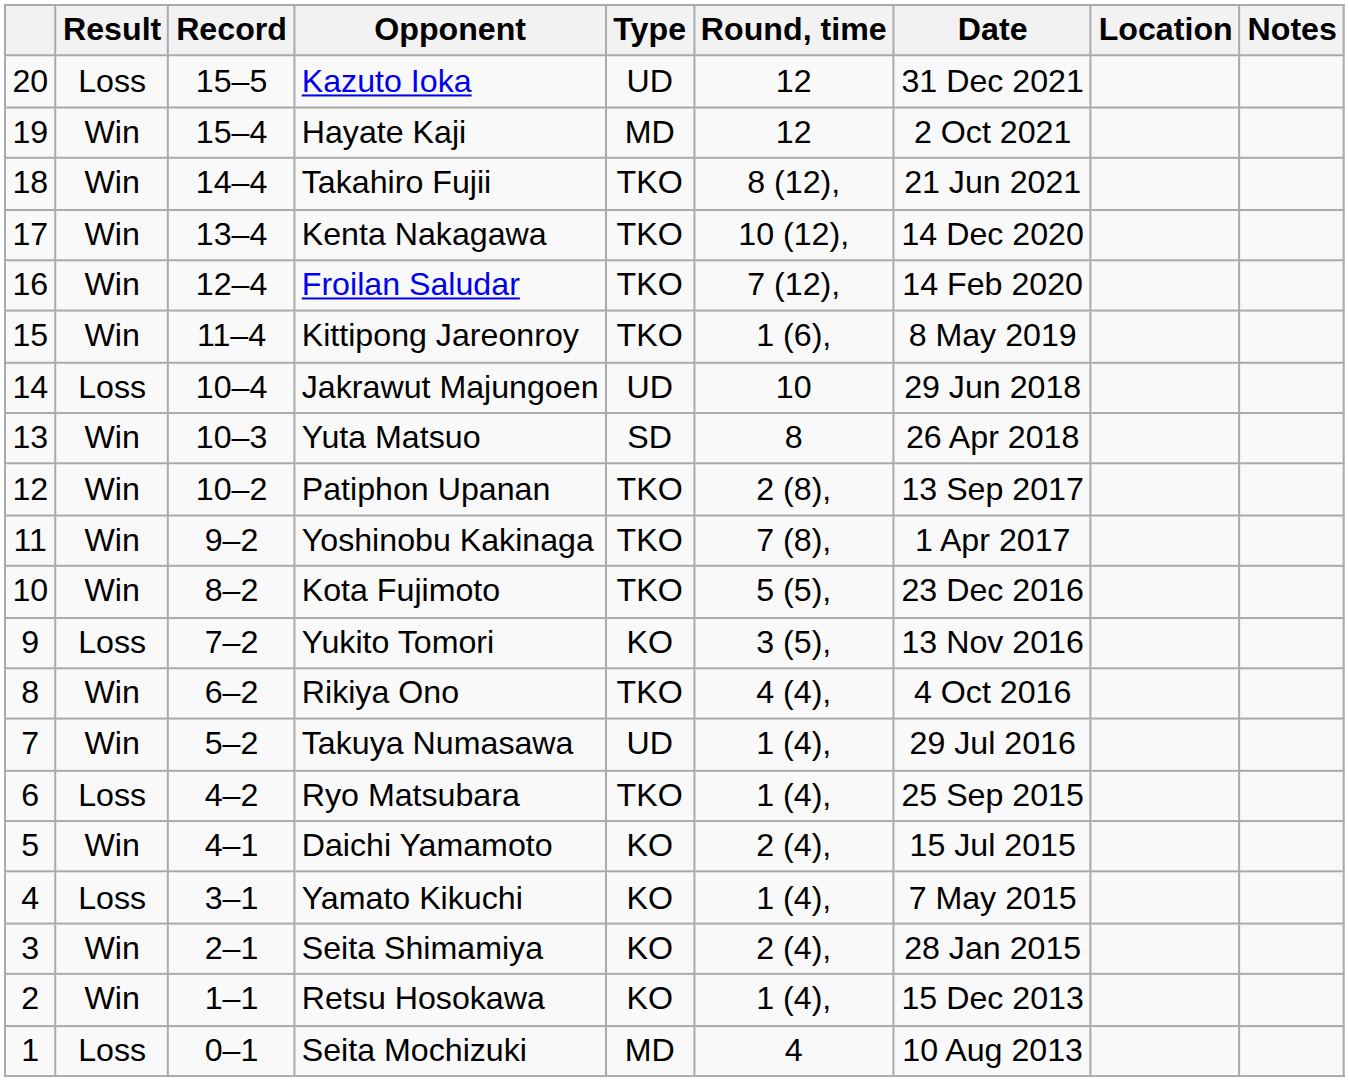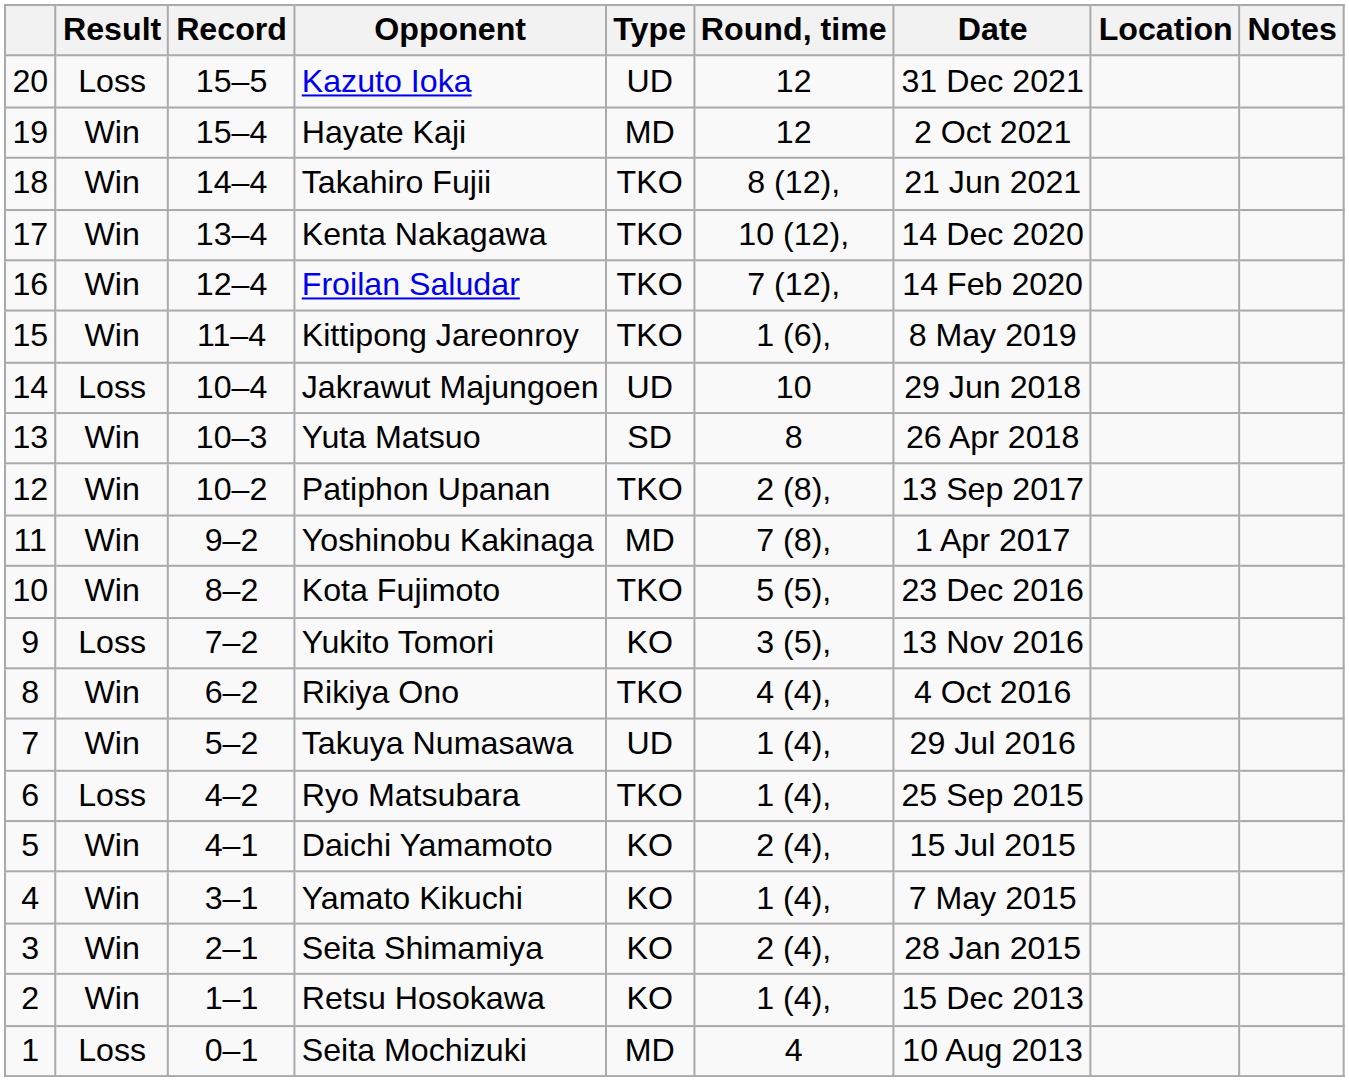(650, 540) TKO -> (650, 540) MD
(112, 897) Loss -> (112, 897) Win
